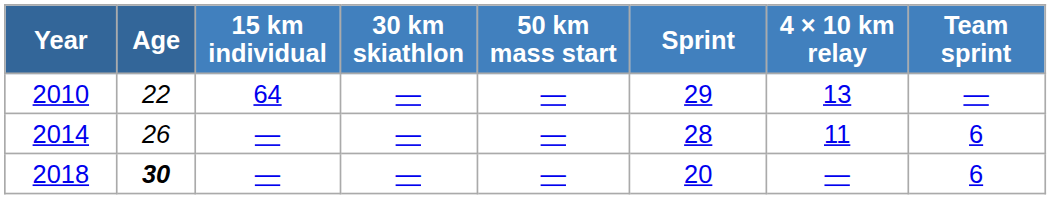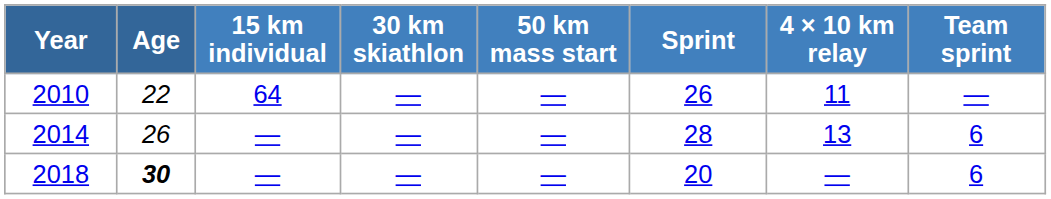(698, 94) 29 -> (698, 94) 26
(837, 94) 13 -> (837, 94) 11
(837, 134) 11 -> (837, 134) 13
